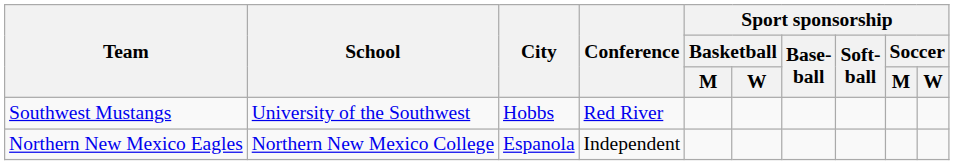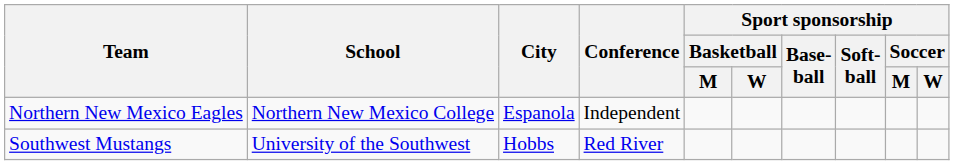rows swapped: (90, 112) <-> (126, 143)
